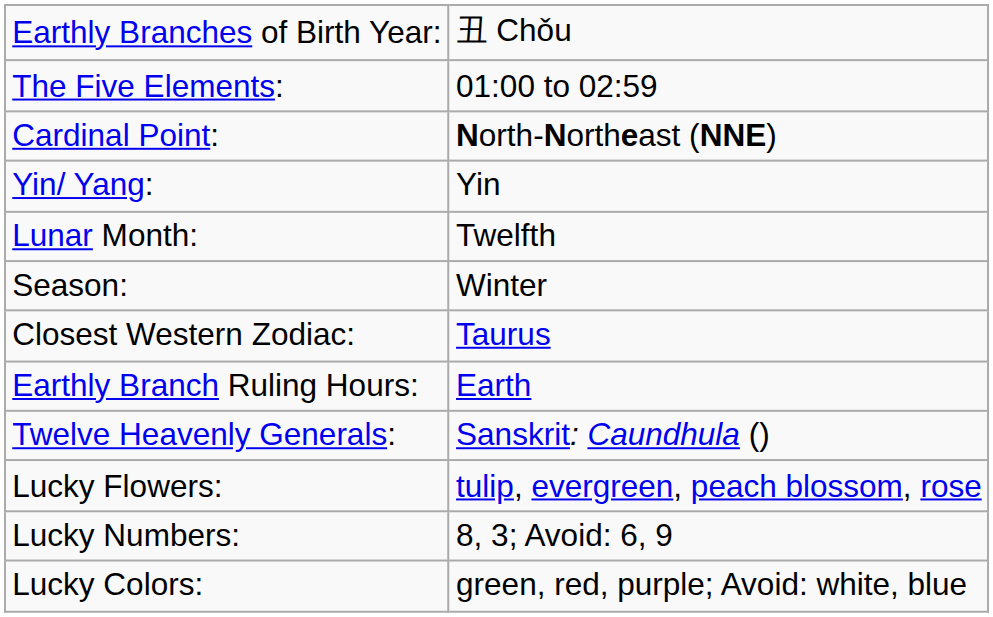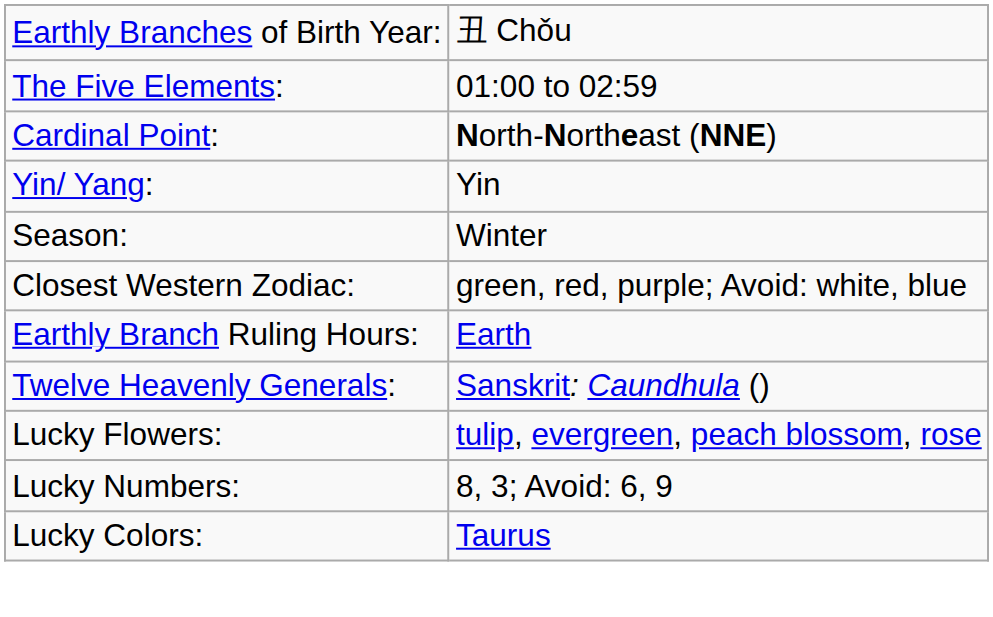- row: (105, 235)
(503, 335) Taurus -> (712, 285) green, red, purple; Avoid: white, blue
(712, 585) green, red, purple; Avoid: white, blue -> (503, 535) Taurus
